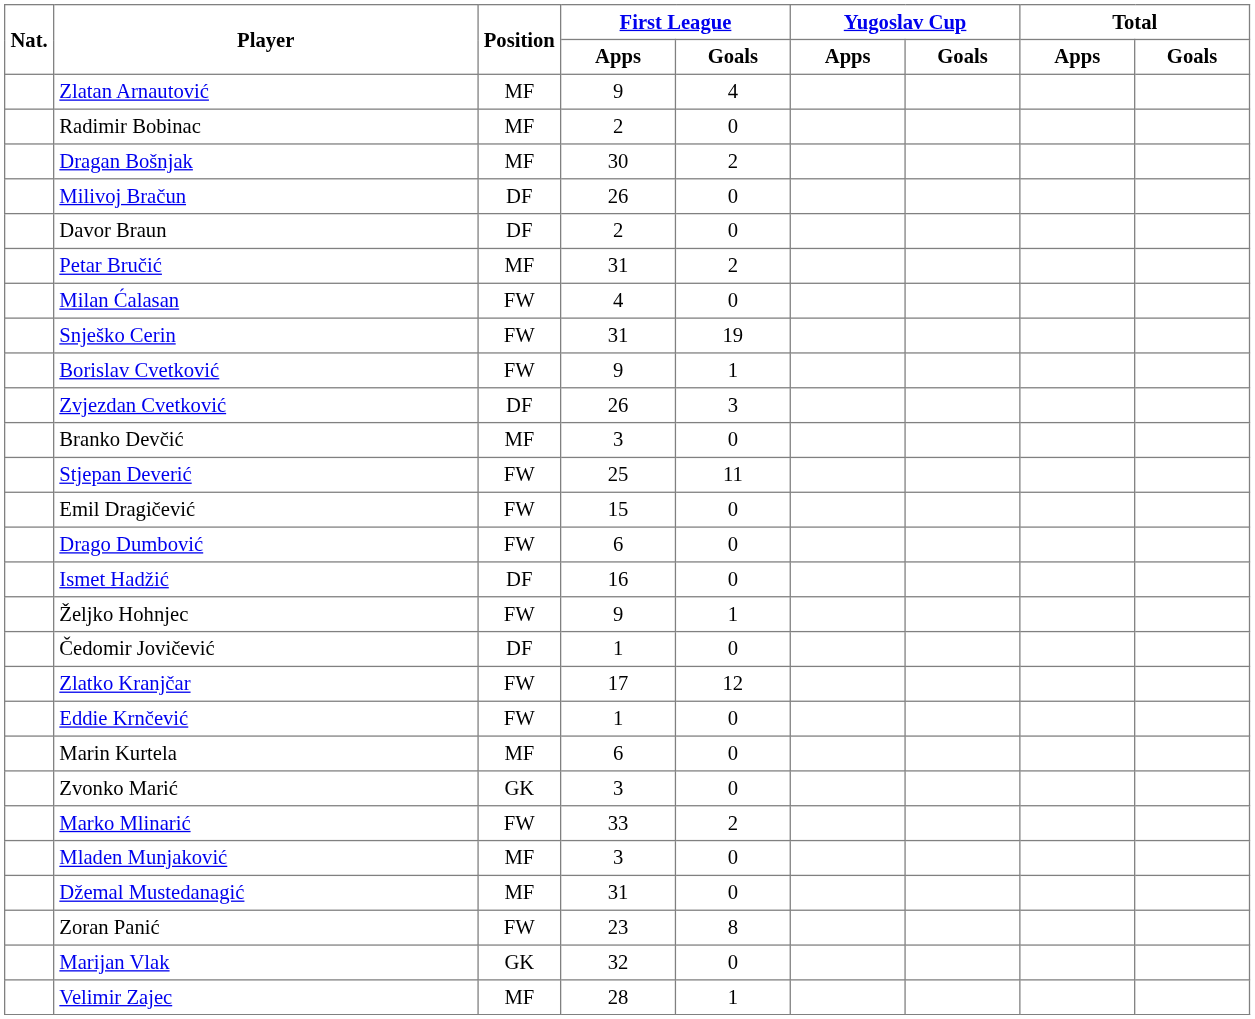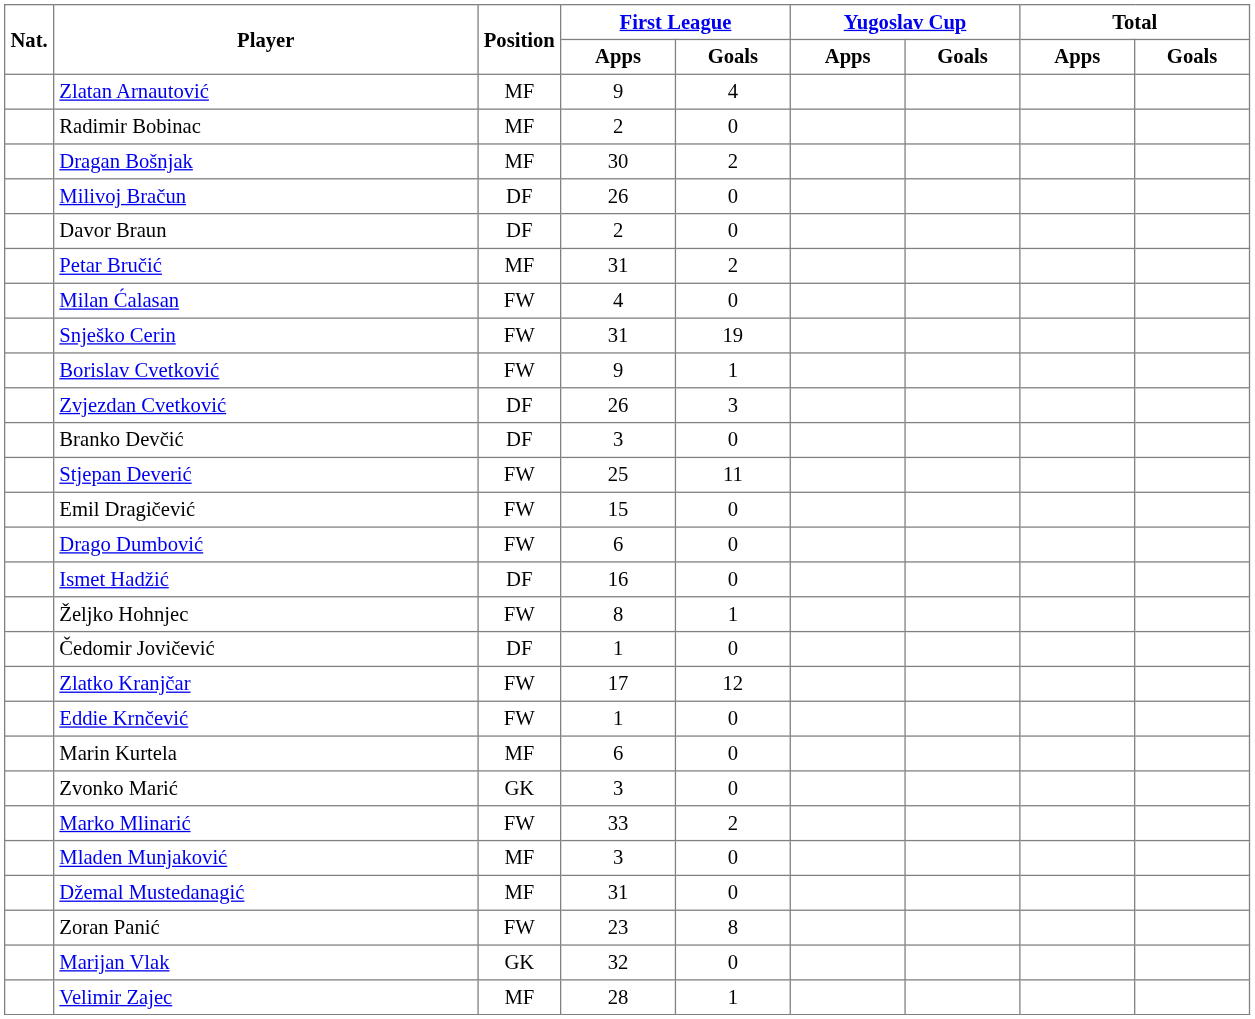(519, 439) MF -> (519, 439) DF
(618, 614) 9 -> (618, 614) 8
